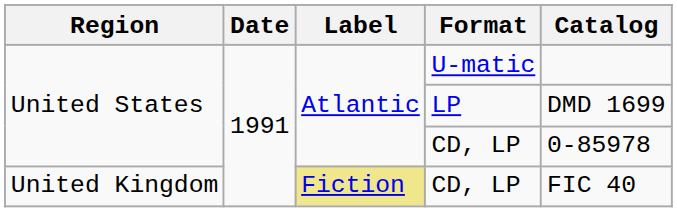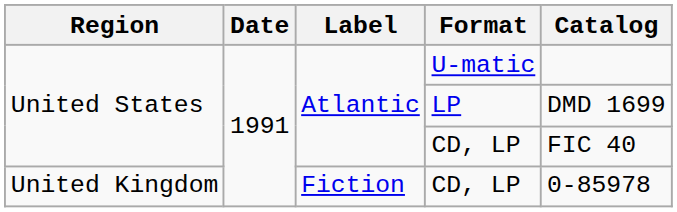(599, 146) 0-85978 -> (592, 146) FIC 40
(353, 186) khaki background -> (353, 186) no background
(592, 186) FIC 40 -> (599, 186) 0-85978
